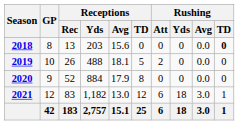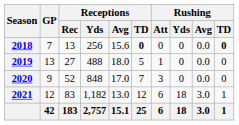(49, 45) 8 -> (49, 45) 7
(95, 45) 203 -> (95, 45) 256
(141, 45) normal -> (141, 45) bold
(49, 62) 10 -> (49, 62) 13
(70, 62) 26 -> (70, 62) 27
(120, 62) 18.1 -> (120, 62) 18.0
(161, 62) 2 -> (161, 62) 1
(95, 78) 884 -> (95, 78) 848
(120, 78) 17.9 -> (120, 78) 17.0
(141, 78) 8 -> (141, 78) 7
(161, 78) 0 -> (161, 78) 3
